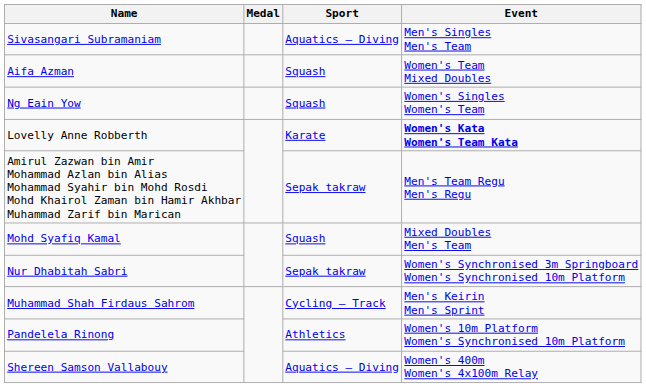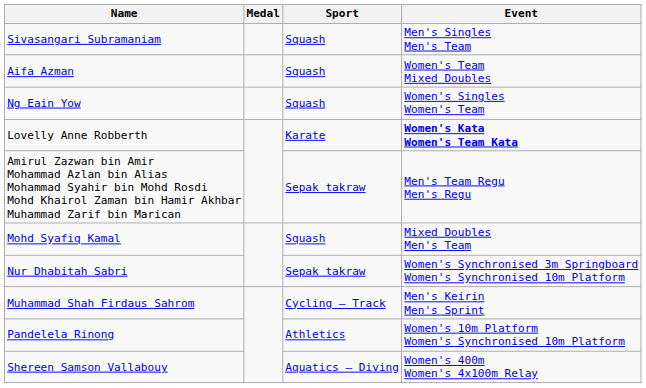(342, 39) Aquatics – Diving -> (305, 39) Squash
